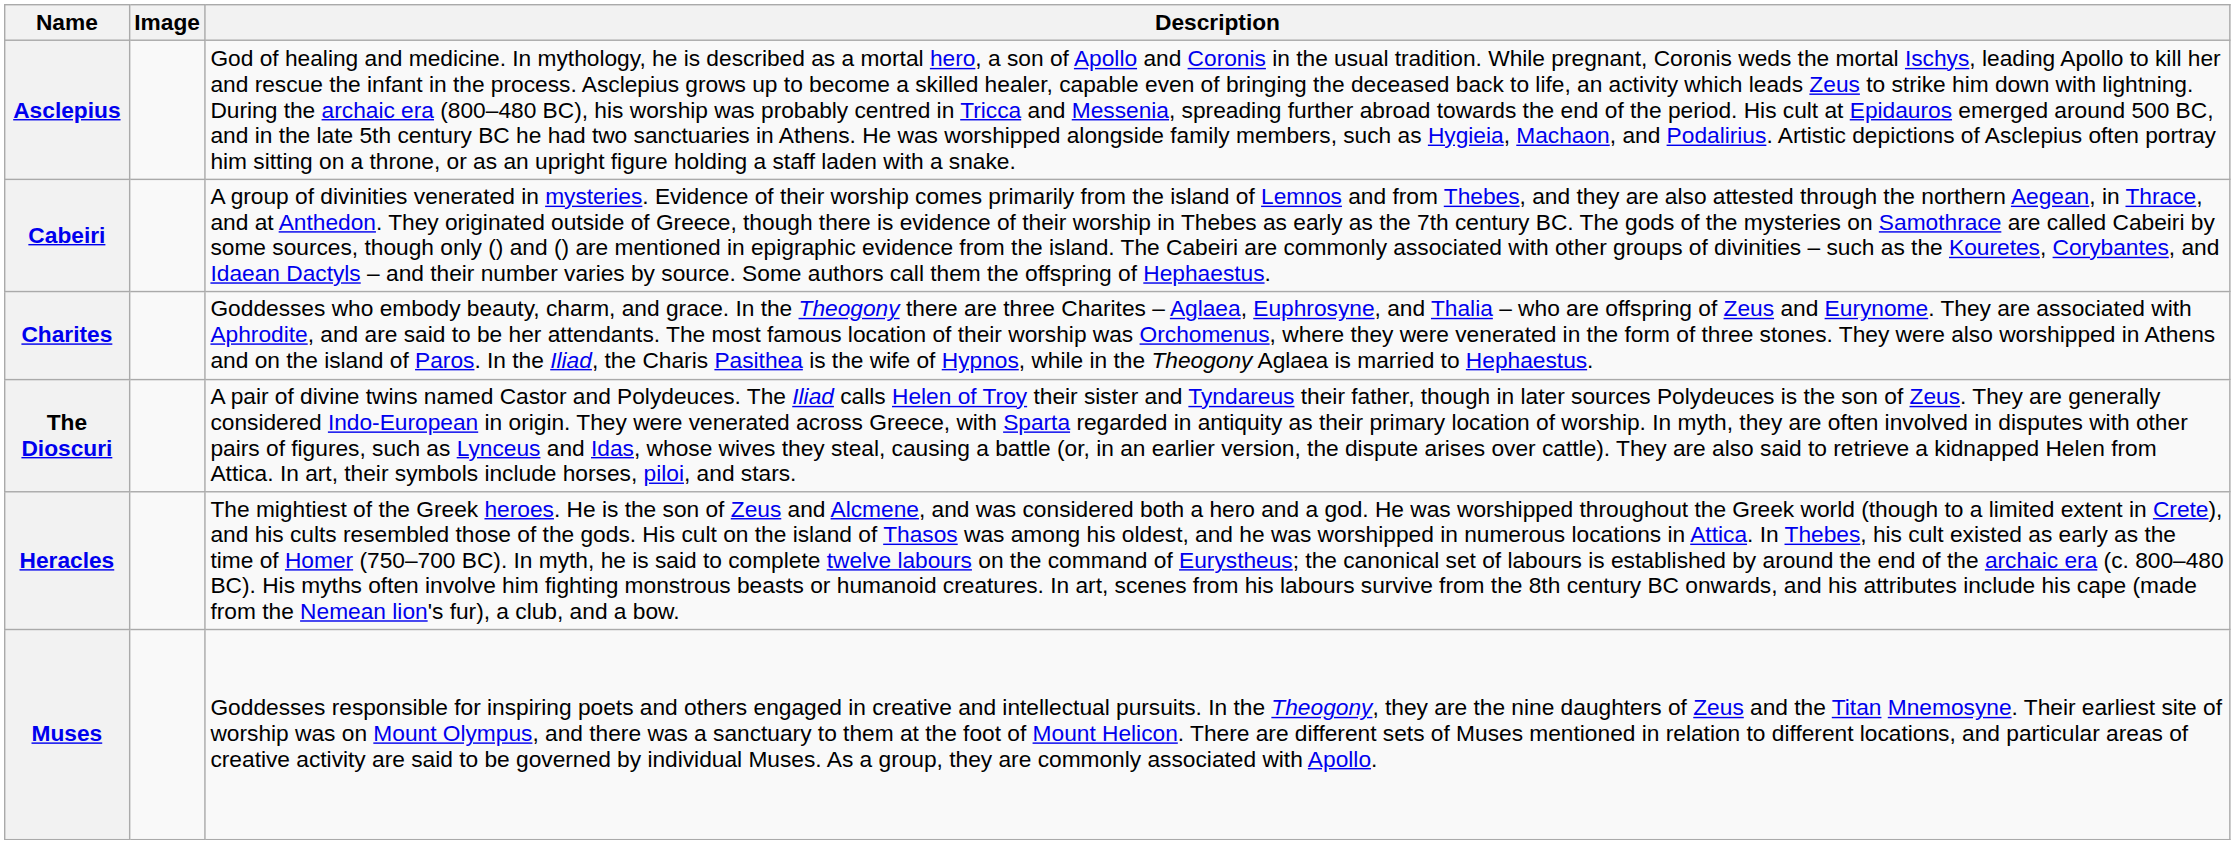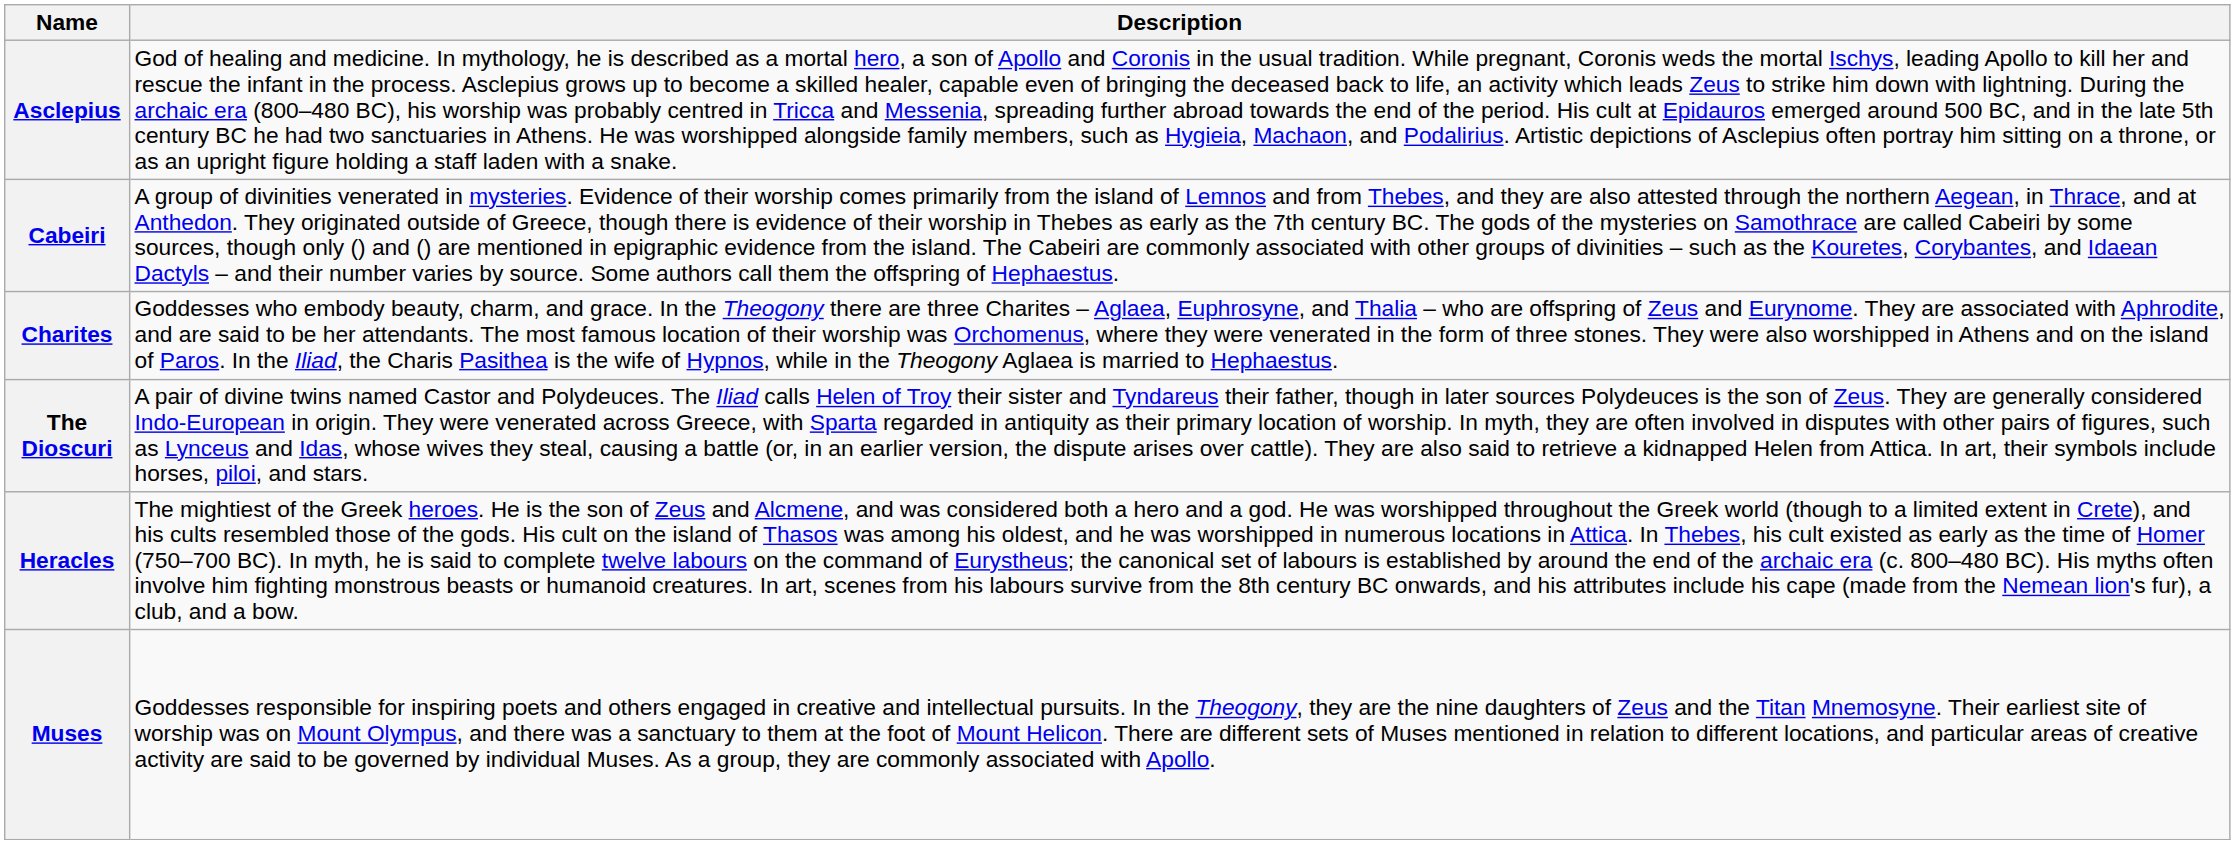- column: (167, 22)
